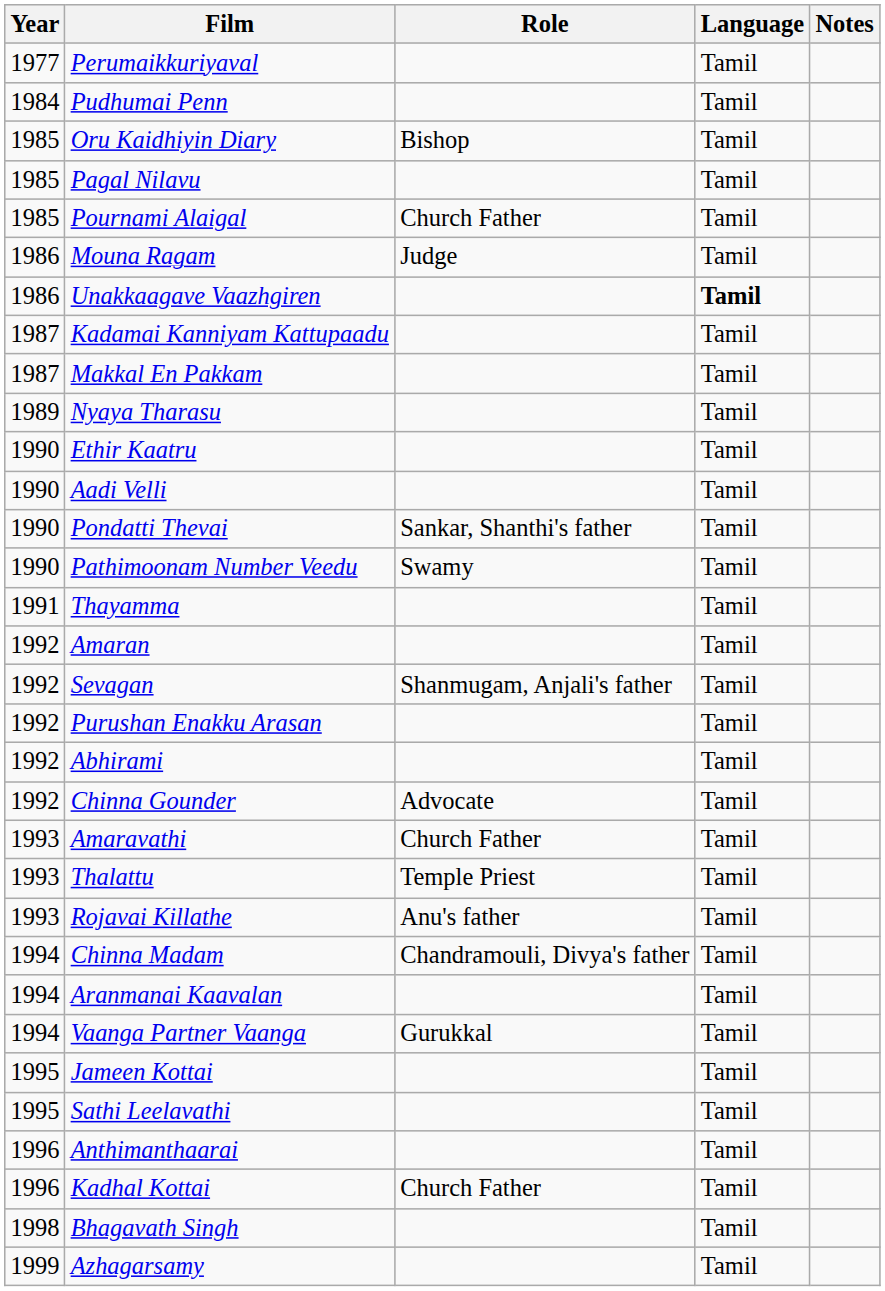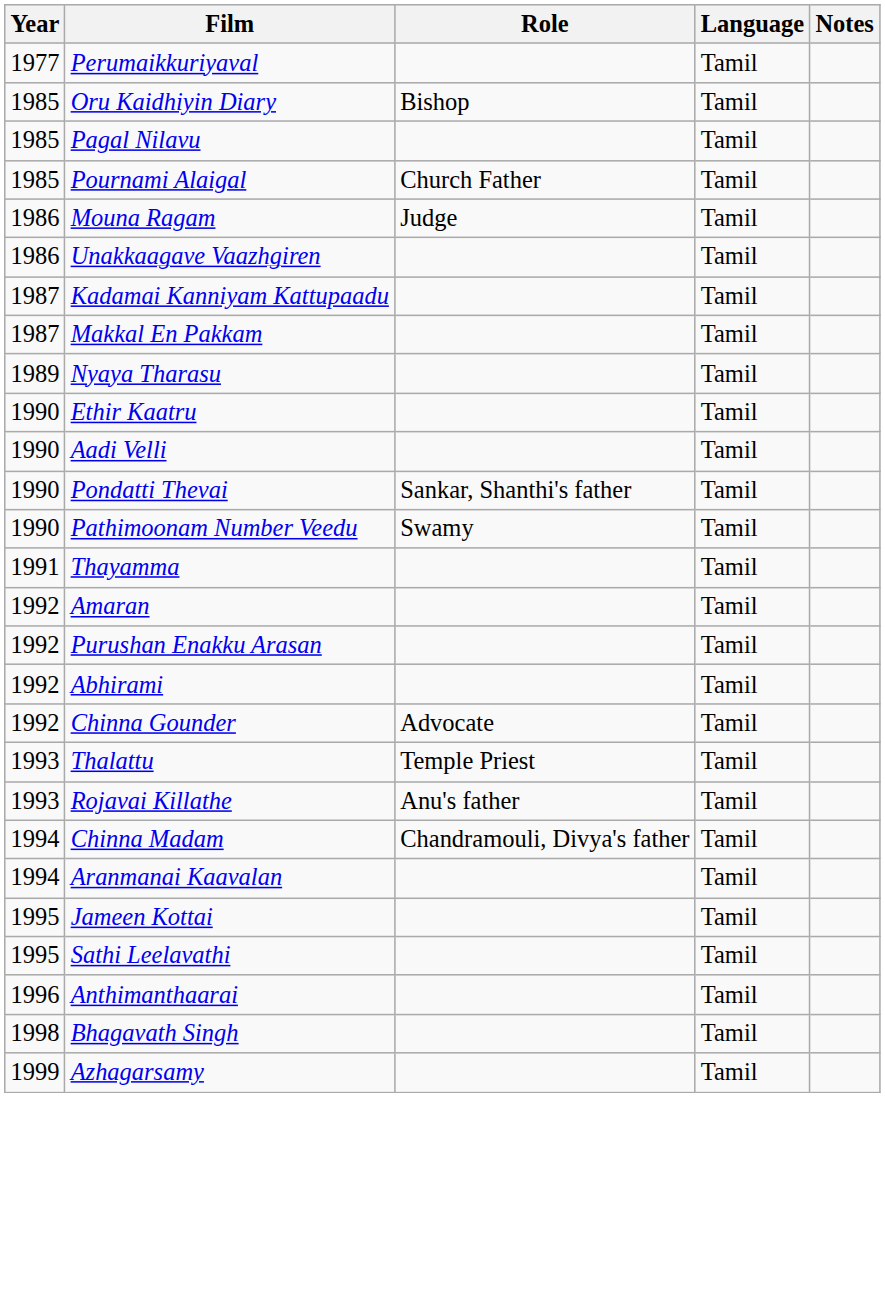- row: (149, 101)
(731, 295) bold -> (729, 256) normal
- row: (112, 683)
- row: (128, 839)
- row: (188, 1033)
- row: (140, 1188)
